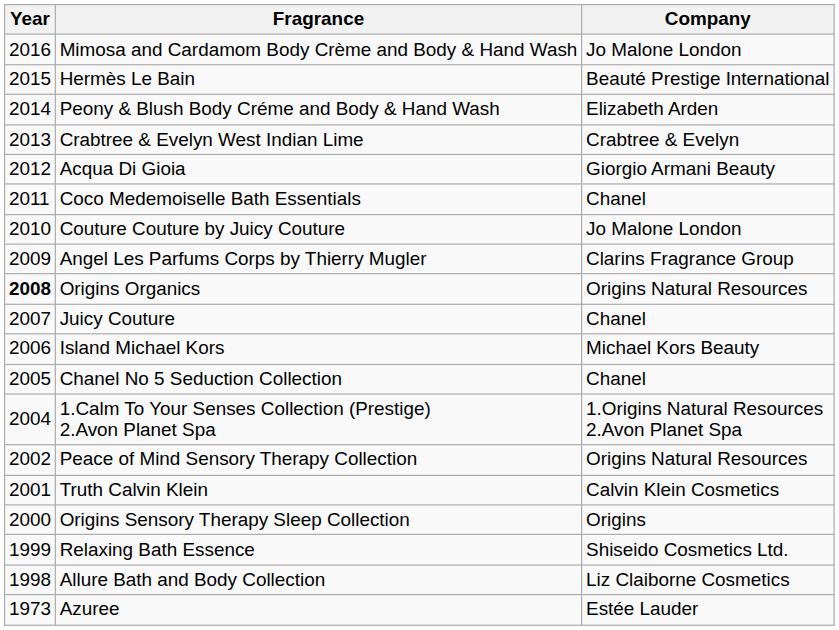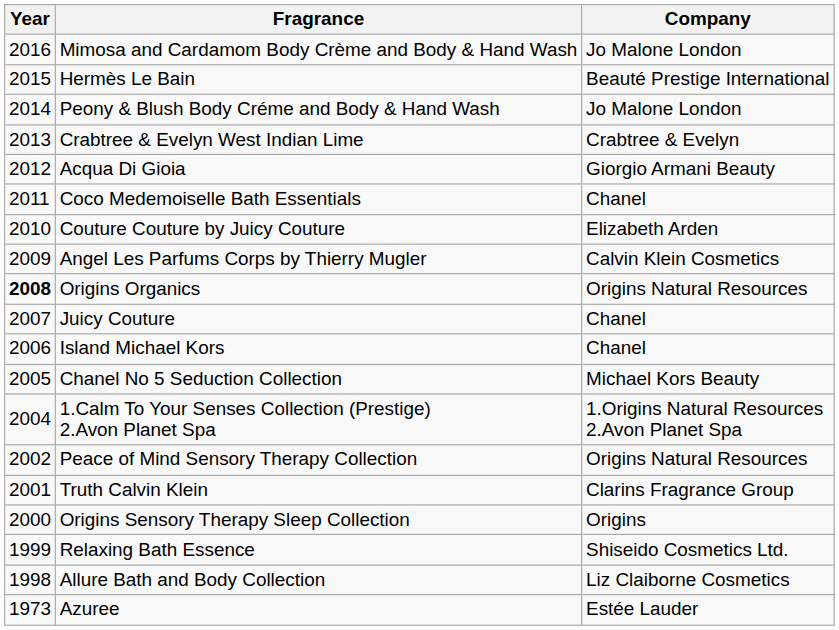(652, 109) Elizabeth Arden -> (664, 109) Jo Malone London
(664, 229) Jo Malone London -> (652, 229) Elizabeth Arden
(690, 259) Clarins Fragrance Group -> (683, 259) Calvin Klein Cosmetics
(673, 348) Michael Kors Beauty -> (616, 348) Chanel
(616, 378) Chanel -> (673, 378) Michael Kors Beauty
(683, 489) Calvin Klein Cosmetics -> (690, 489) Clarins Fragrance Group
